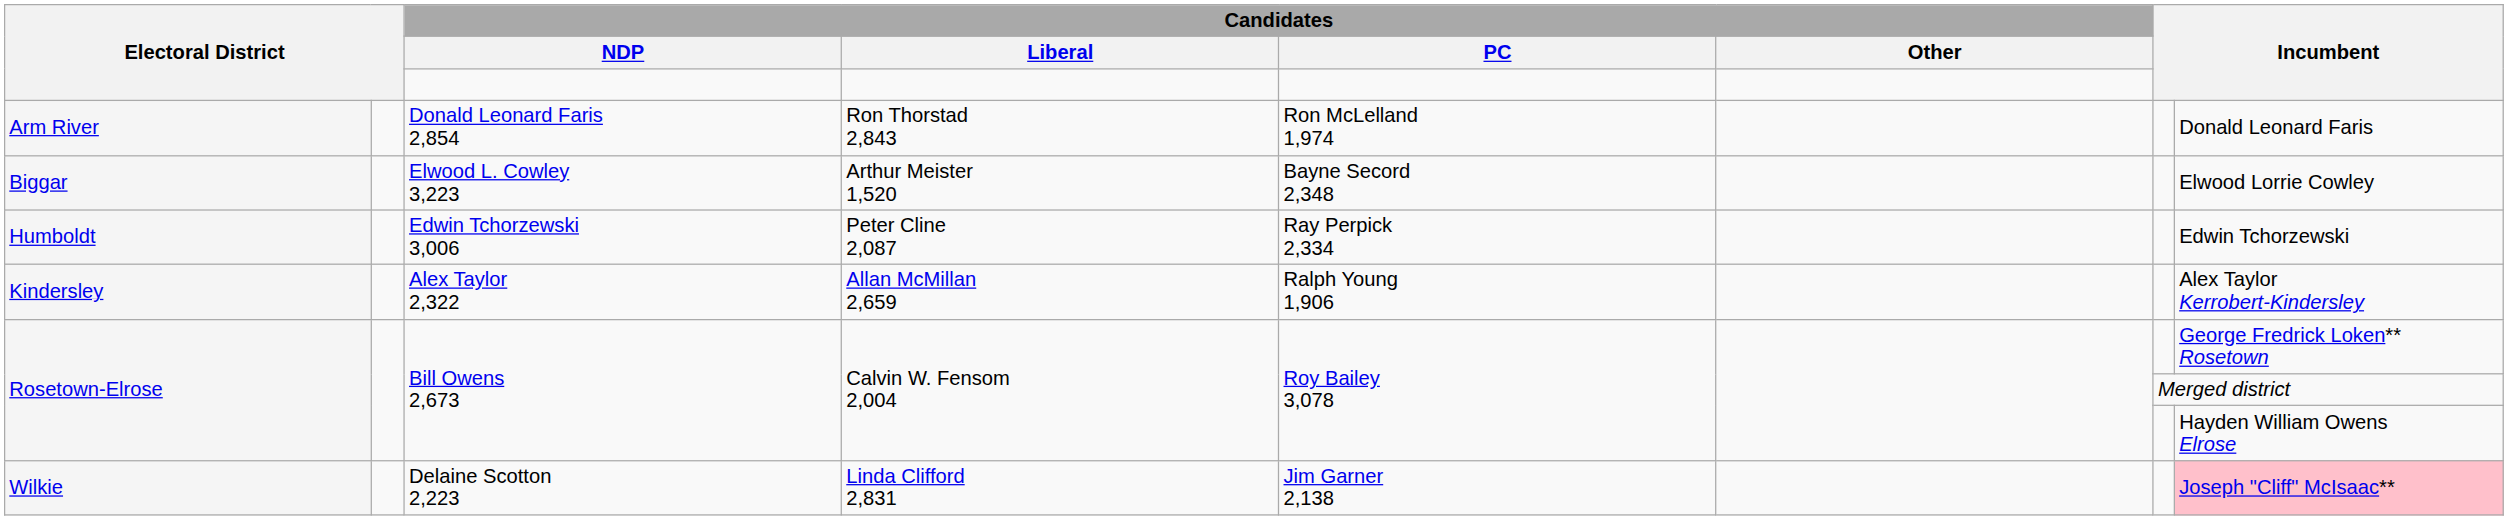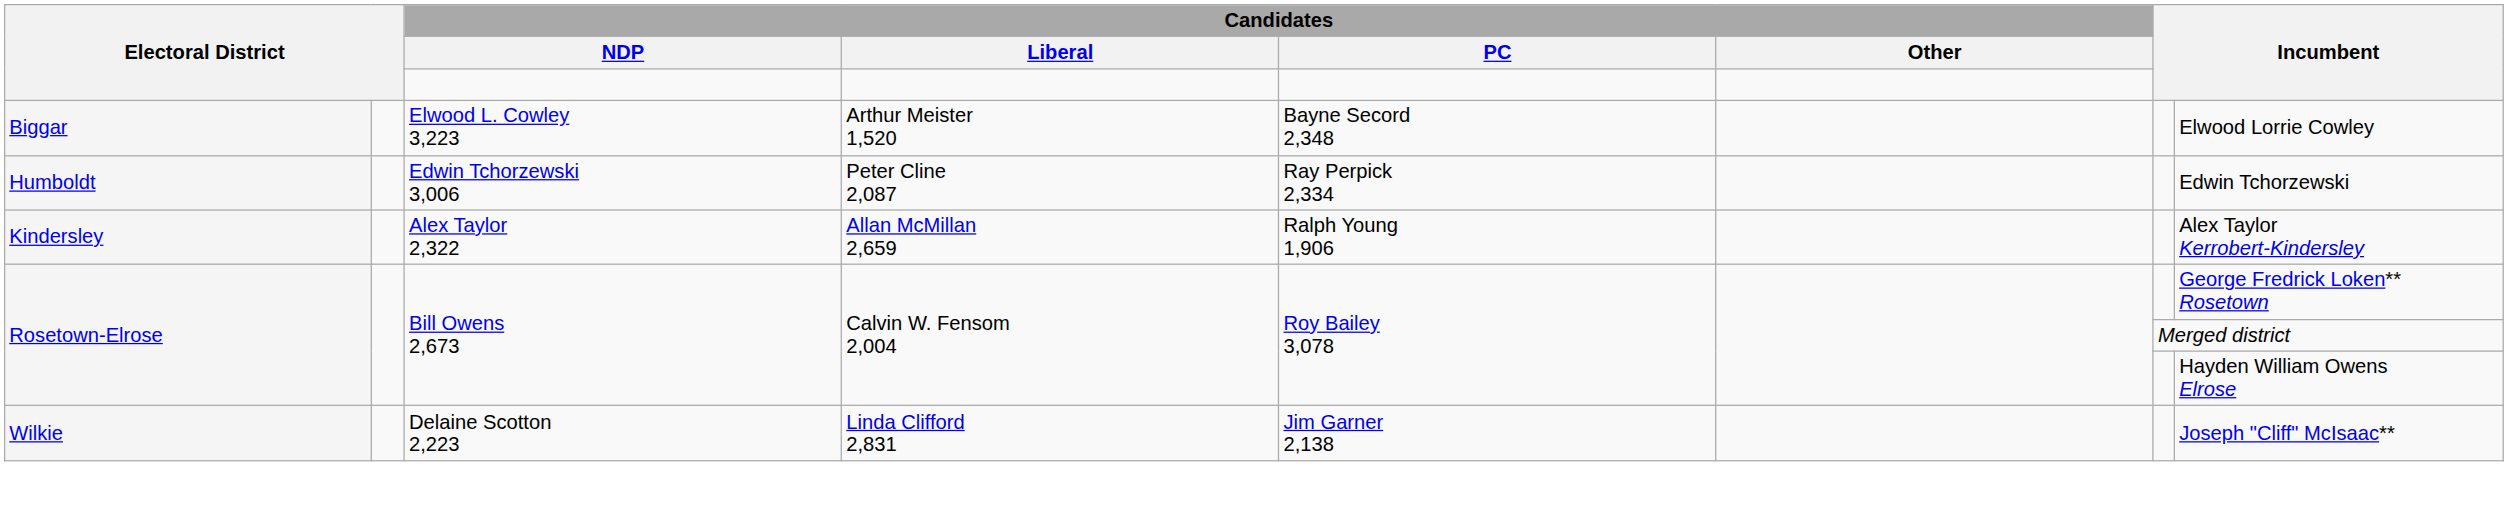- row: (54, 127)
(2287, 487) pink background -> (2287, 432) no background
